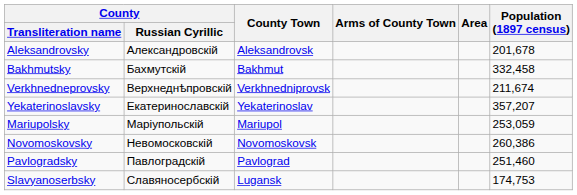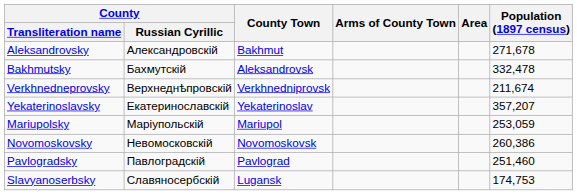(275, 50) Aleksandrovsk -> (260, 50) Bakhmut
(514, 50) 201,678 -> (514, 50) 271,678
(260, 69) Bakhmut -> (275, 69) Aleksandrovsk
(514, 69) 332,458 -> (514, 69) 332,478
